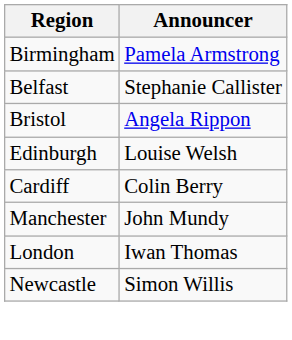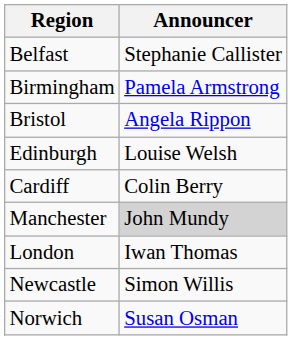rows swapped: (39, 86) <-> (62, 53)
(176, 218) no background -> (176, 218) lightgrey background
+ row: (46, 317)
